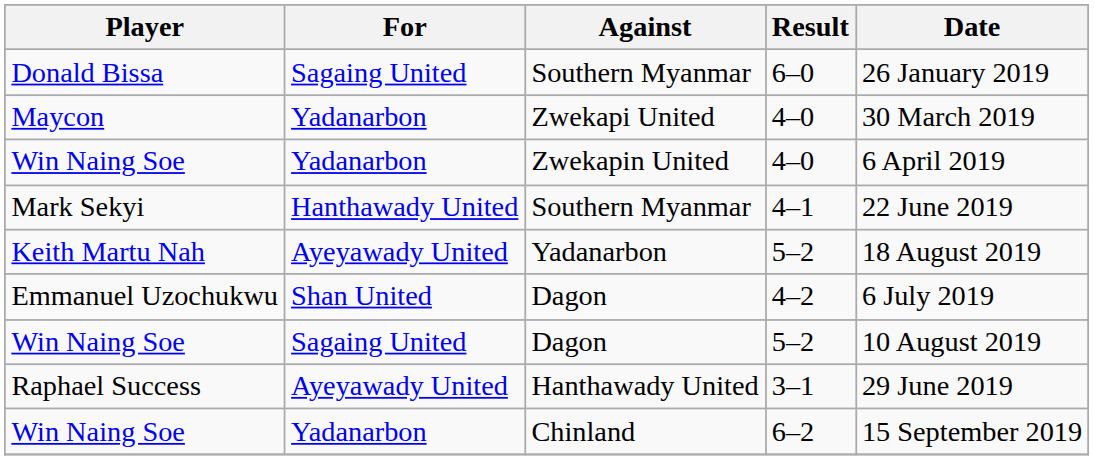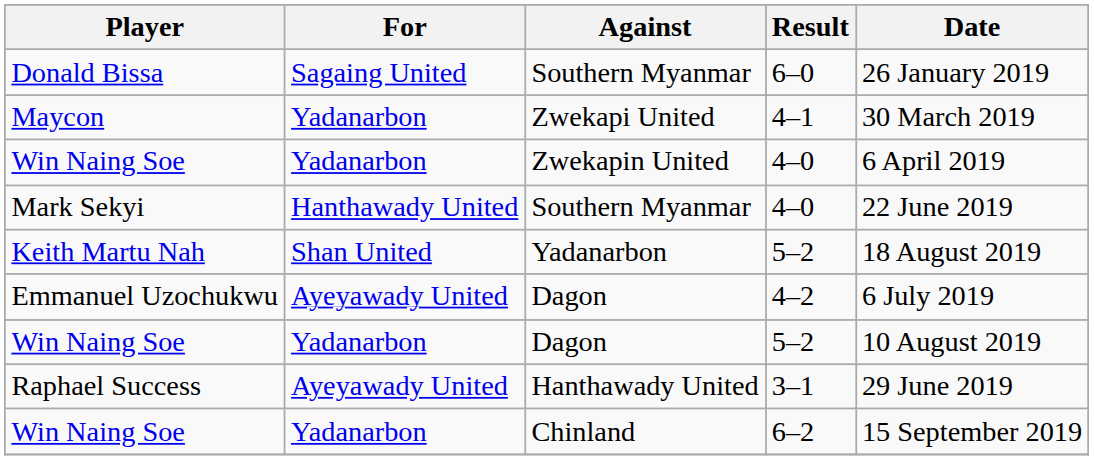(793, 116) 4–0 -> (793, 116) 4–1
(793, 206) 4–1 -> (793, 206) 4–0
(399, 251) Ayeyawady United -> (361, 251) Shan United
(361, 296) Shan United -> (399, 296) Ayeyawady United
(379, 341) Sagaing United -> (359, 341) Yadanarbon
